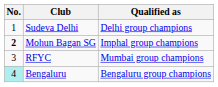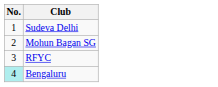- column: (156, 12)
(14, 43) bold -> (14, 43) normal
